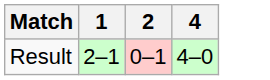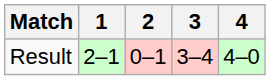+ column: (195, 21)
